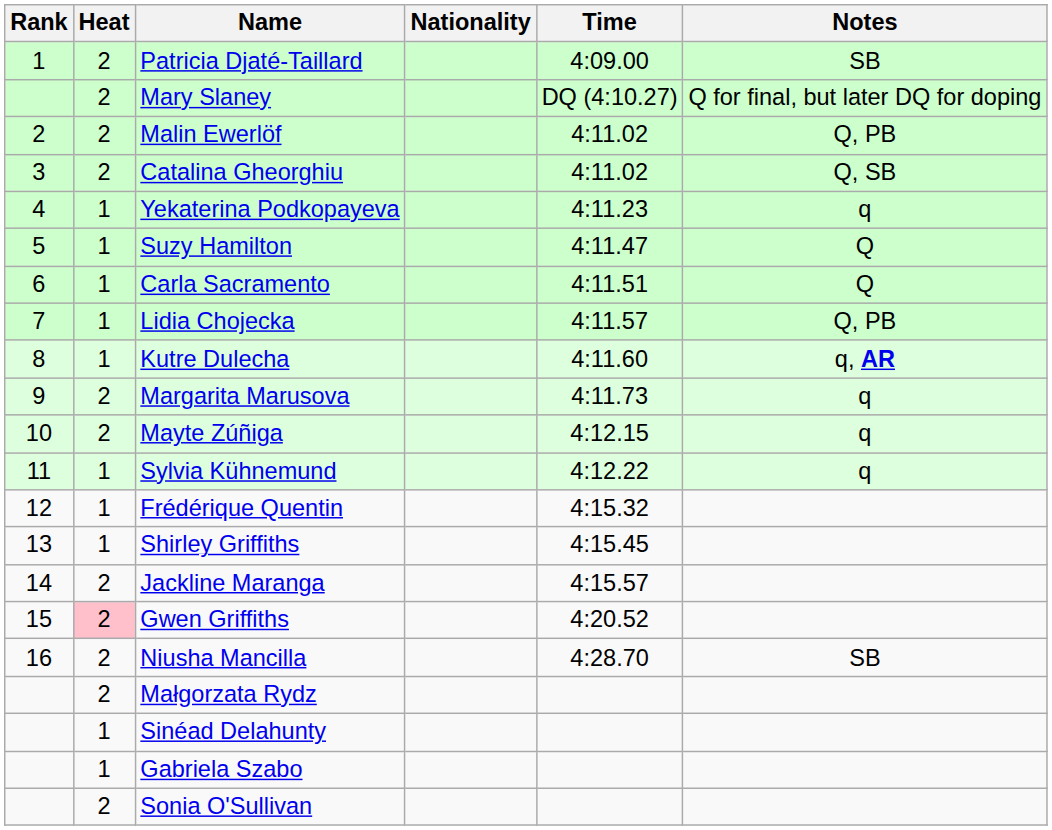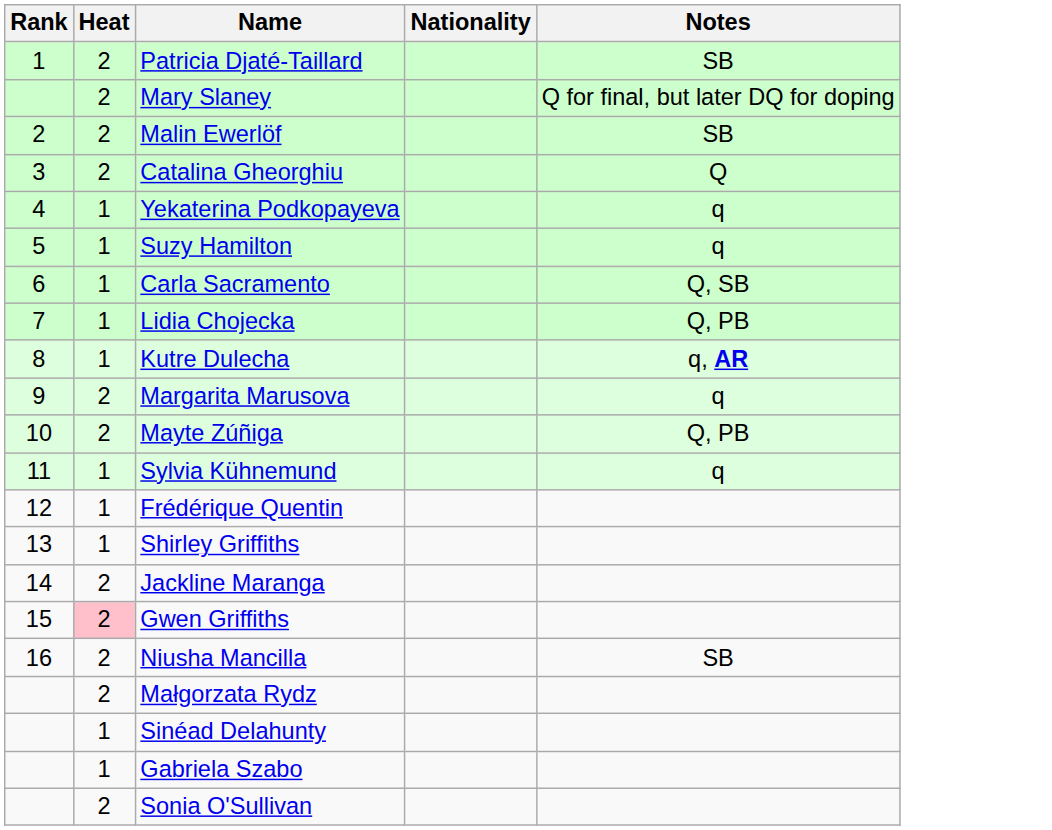- column: (610, 23)
(865, 135) Q, PB -> (718, 135) SB
(865, 172) Q, SB -> (718, 172) Q
(865, 246) Q -> (718, 246) q
(865, 284) Q -> (718, 284) Q, SB
(865, 433) q -> (718, 433) Q, PB
